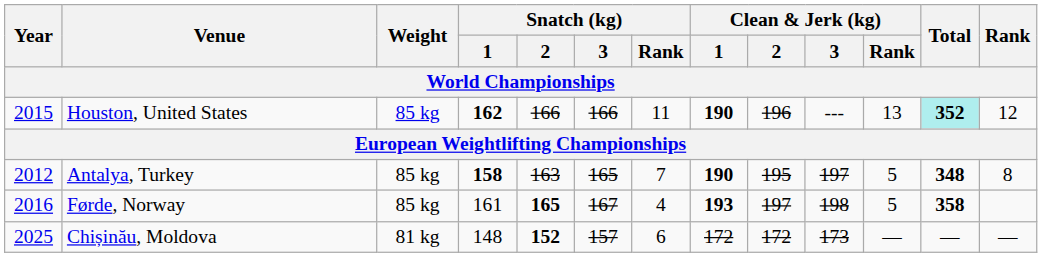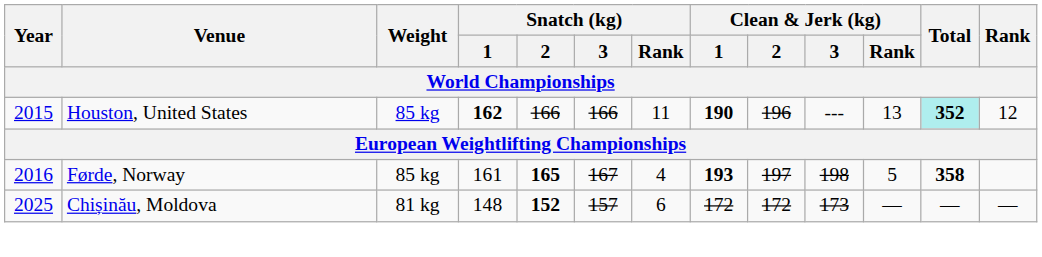- row: (130, 174)
